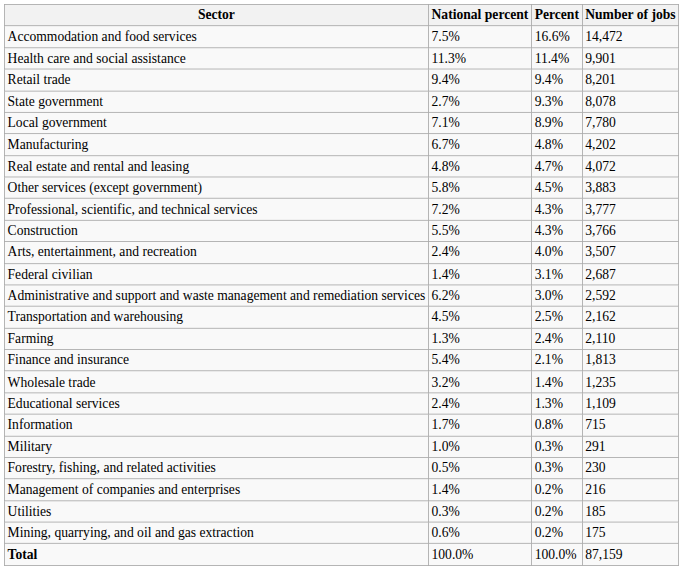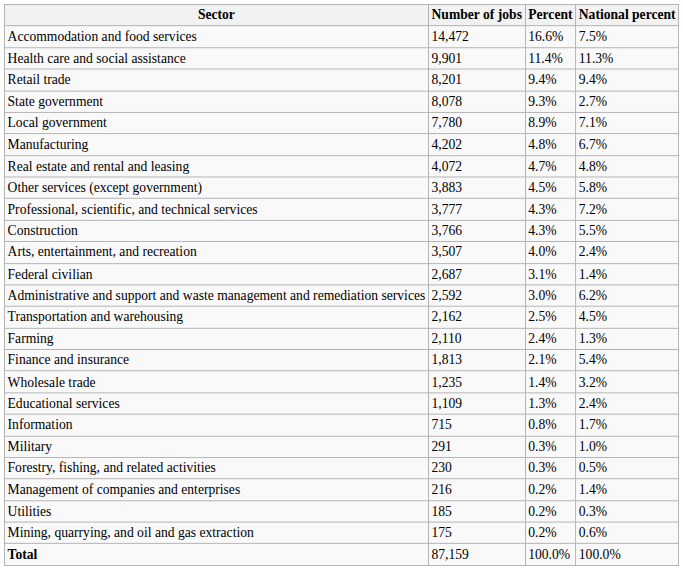columns swapped: (630, 15) <-> (480, 15)
